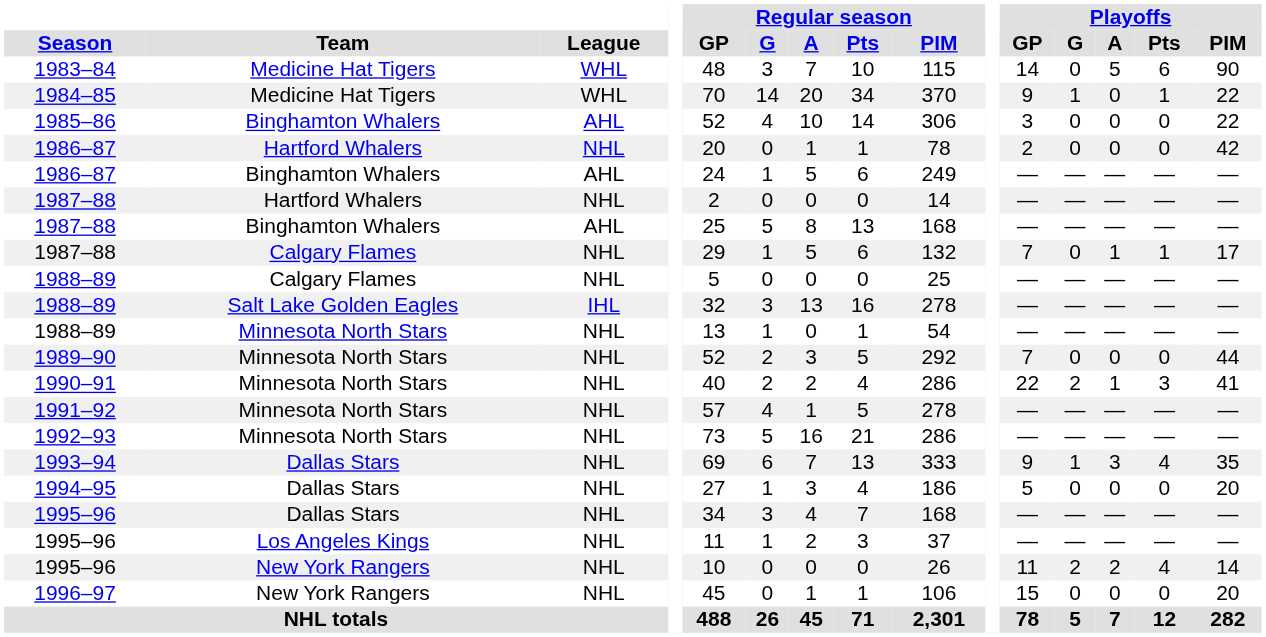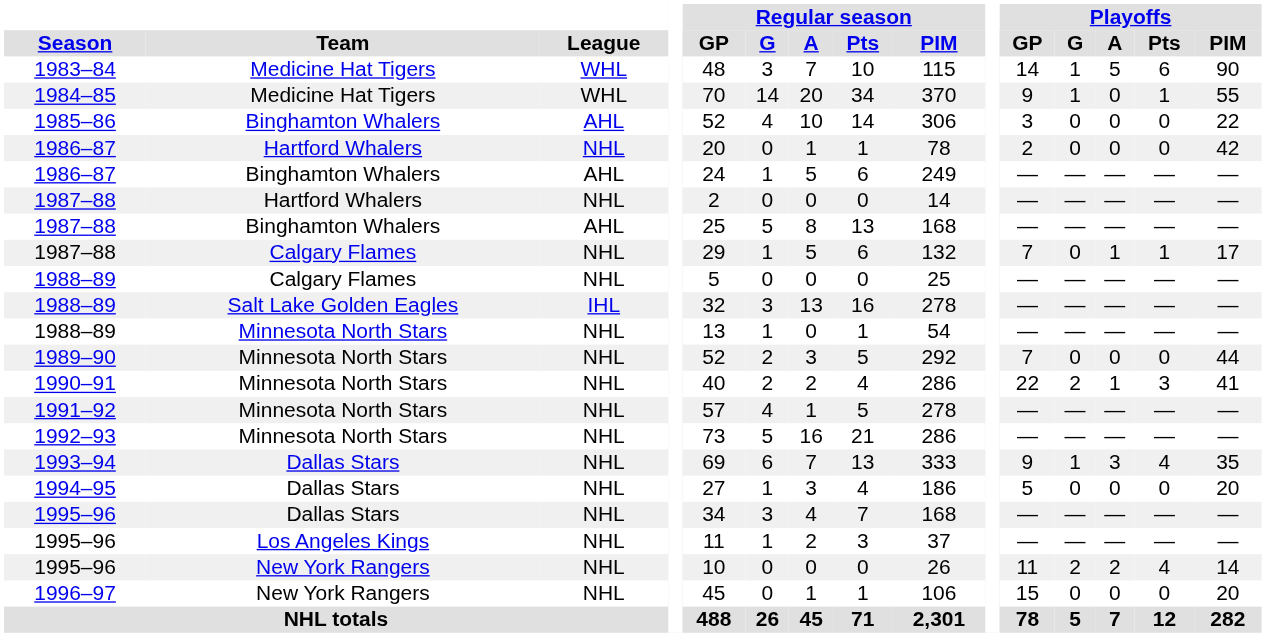(1075, 69) 0 -> (1075, 69) 1
(1228, 95) 22 -> (1228, 95) 55
